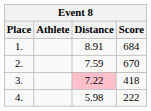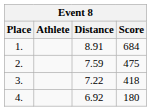(131, 64) 670 -> (131, 64) 475
(94, 81) pink background -> (94, 81) no background
(94, 98) 5.98 -> (94, 98) 6.92
(131, 98) 222 -> (131, 98) 180
